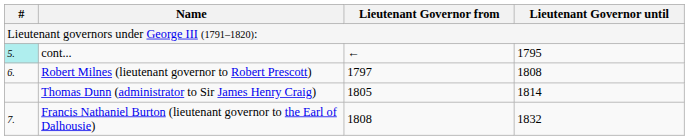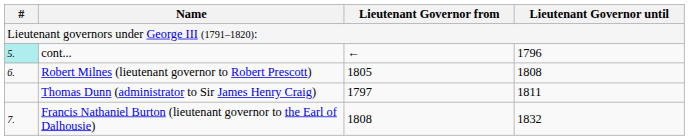(529, 53) 1795 -> (529, 53) 1796
(359, 72) 1797 -> (359, 72) 1805
(359, 92) 1805 -> (359, 92) 1797
(529, 92) 1814 -> (529, 92) 1811
